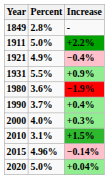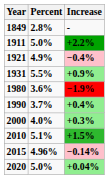(42, 136) 3.1% -> (42, 136) 5.1%
